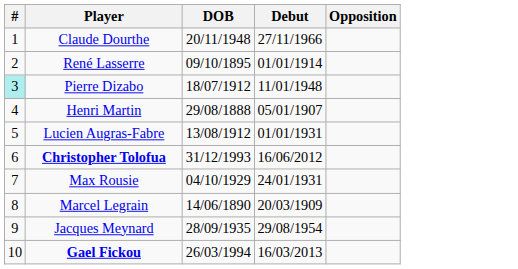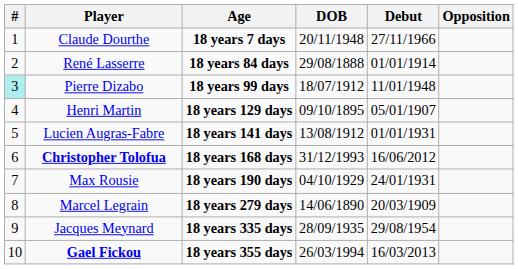+ column: (239, 16)
(218, 63) 09/10/1895 -> (332, 63) 29/08/1888
(218, 110) 29/08/1888 -> (332, 110) 09/10/1895
